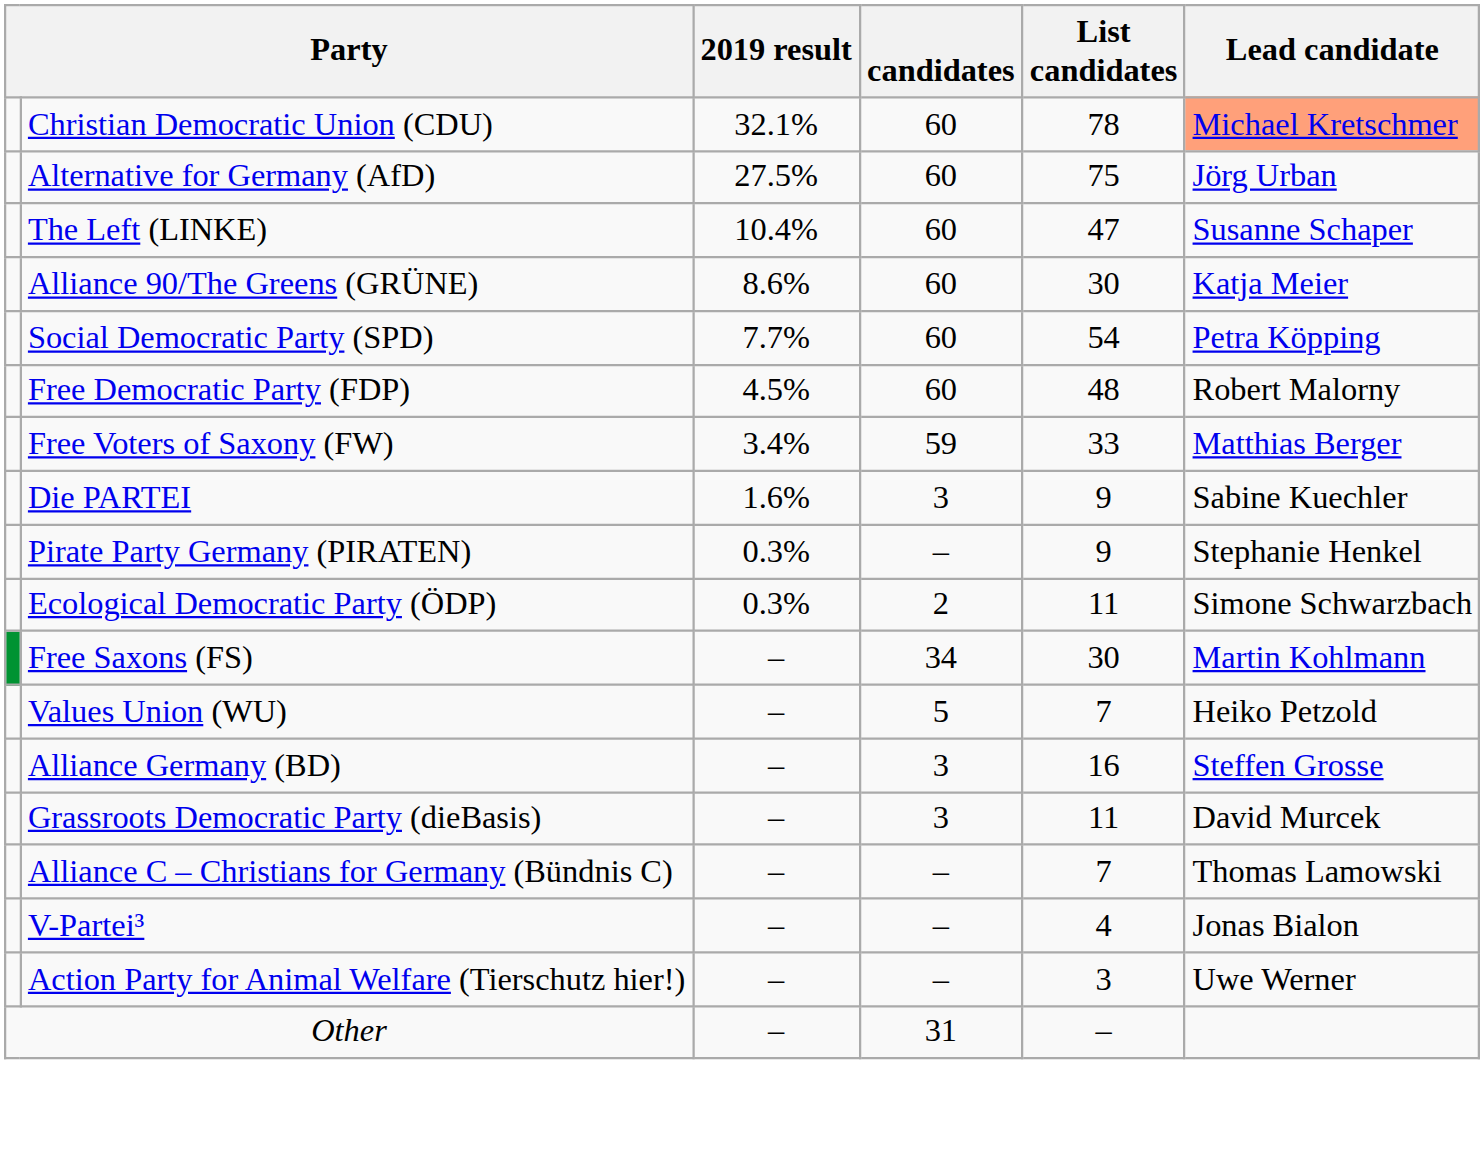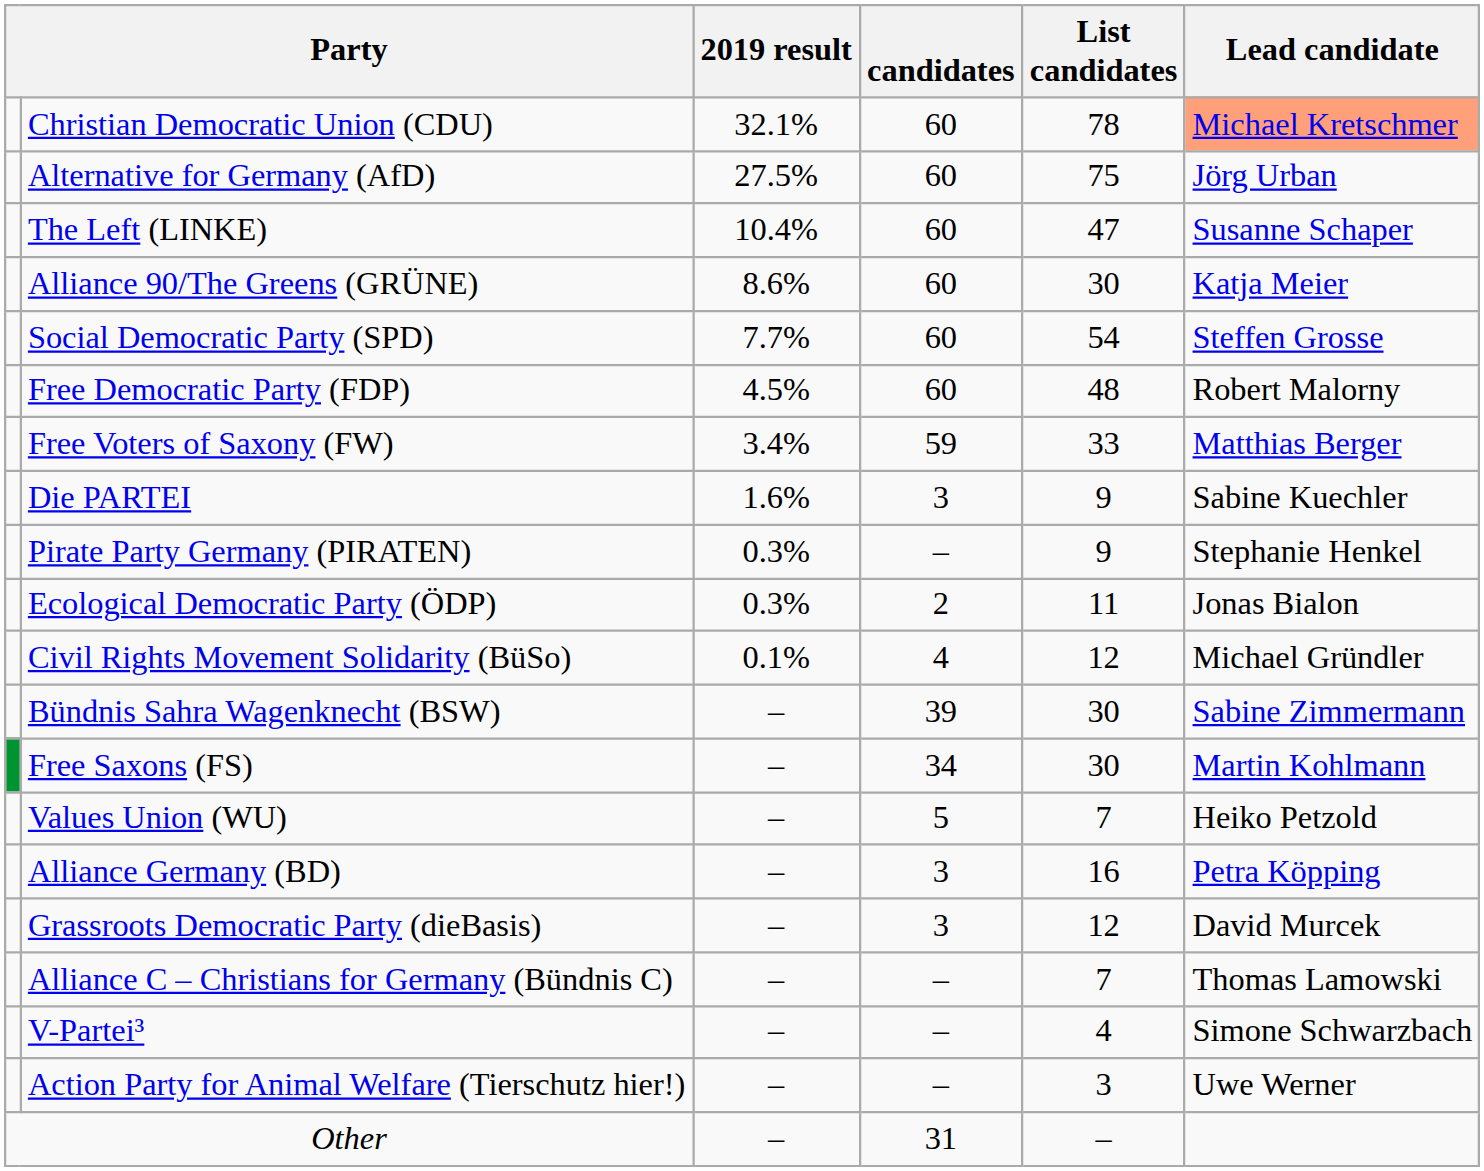(1287, 337) Petra Köpping -> (1288, 337) Steffen Grosse
(1332, 604) Simone Schwarzbach -> (1276, 604) Jonas Bialon
+ row: (300, 657)
+ row: (264, 711)
(1288, 764) Steffen Grosse -> (1287, 871) Petra Köpping
(1104, 817) 11 -> (1104, 924) 12
(1276, 924) Jonas Bialon -> (1332, 1031) Simone Schwarzbach
